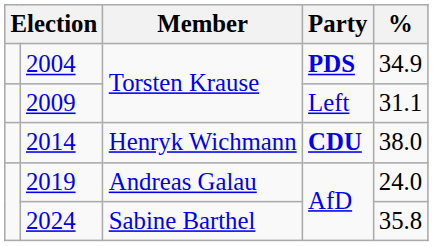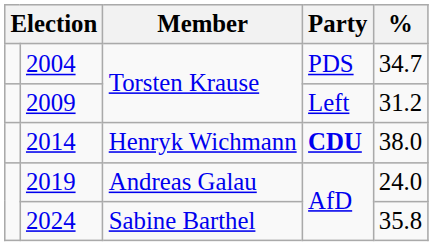(332, 63) bold -> (331, 63) normal
(400, 63) 34.9 -> (400, 63) 34.7
(400, 102) 31.1 -> (400, 102) 31.2
